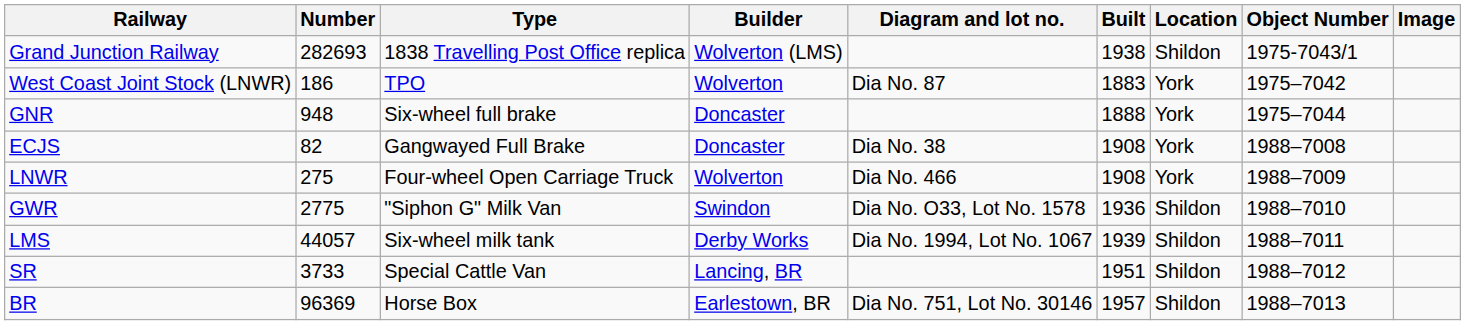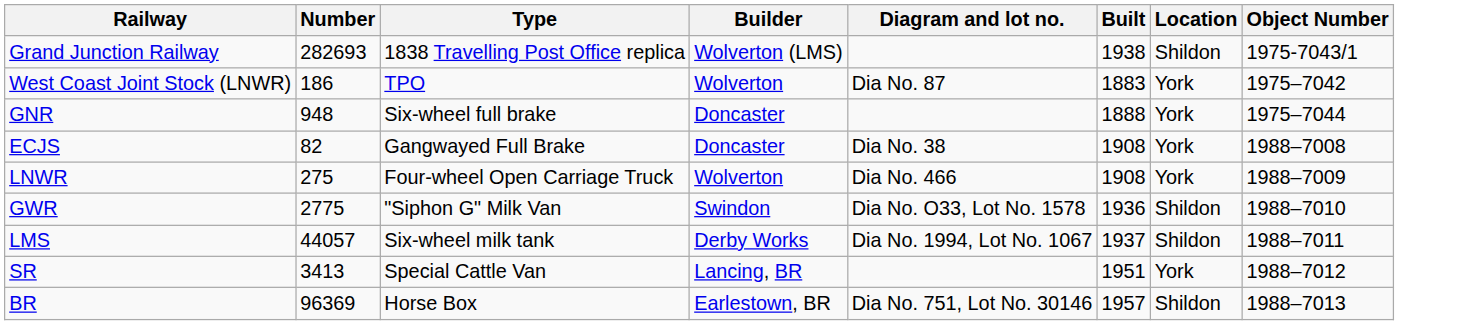- column: (1427, 20)
(1123, 240) 1939 -> (1123, 240) 1937
(322, 271) 3733 -> (322, 271) 3413
(1188, 271) Shildon -> (1174, 271) York
